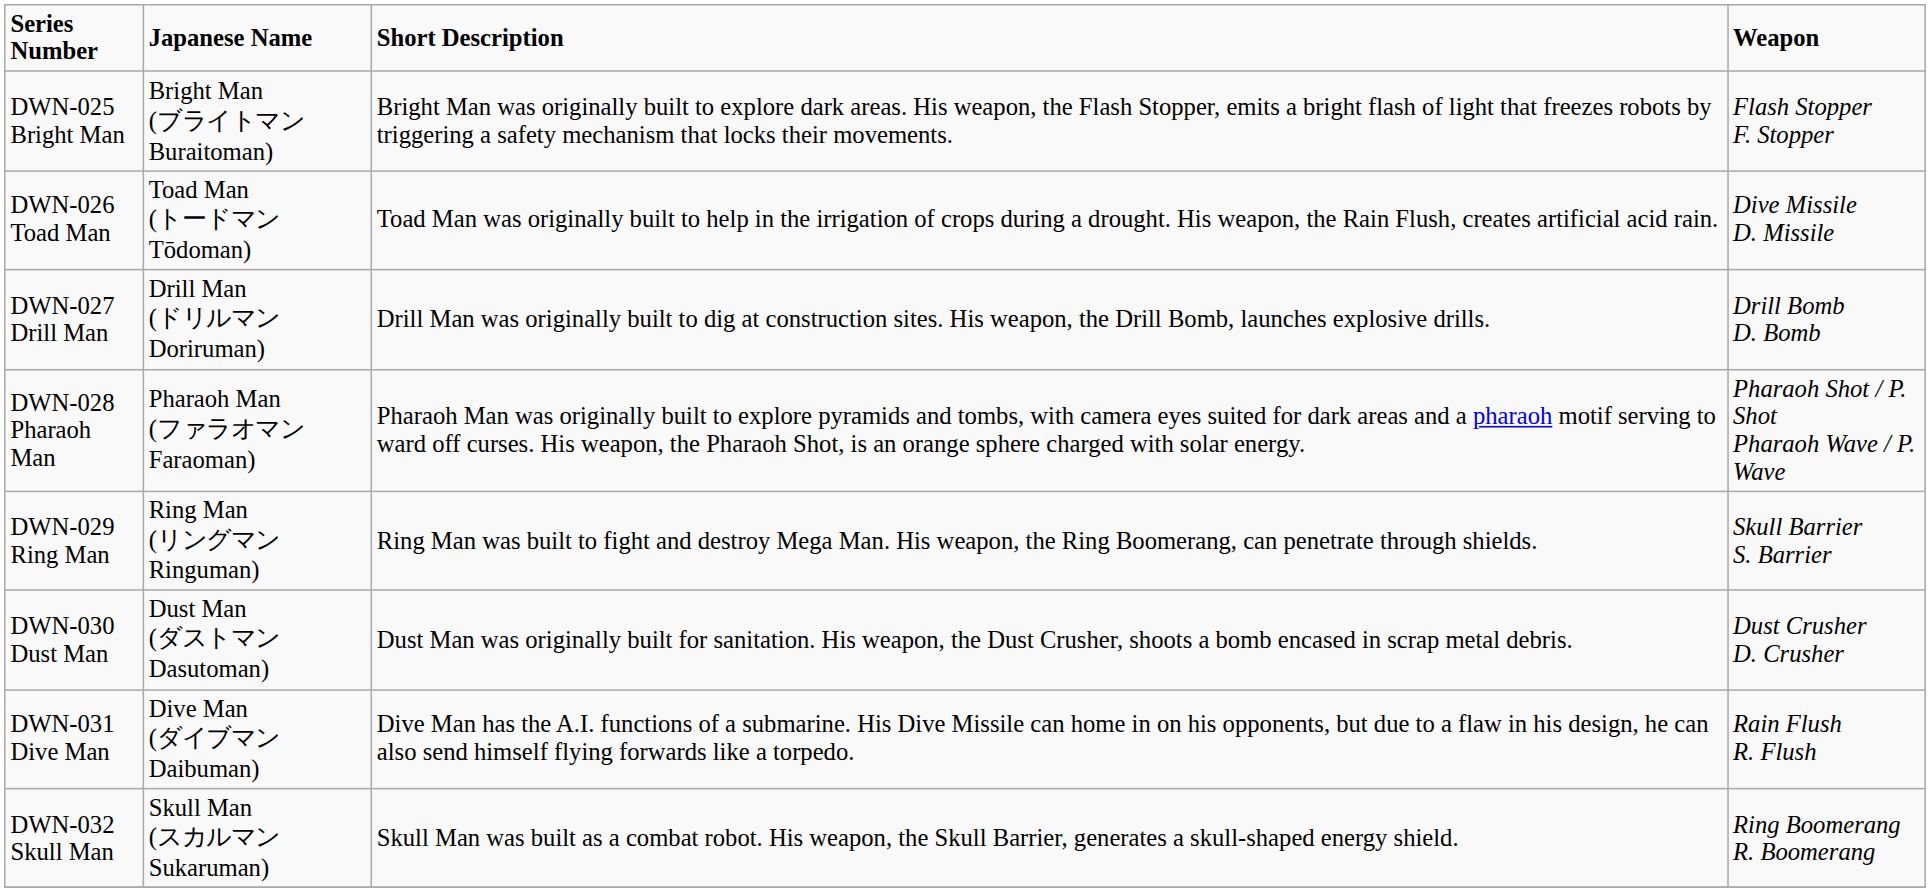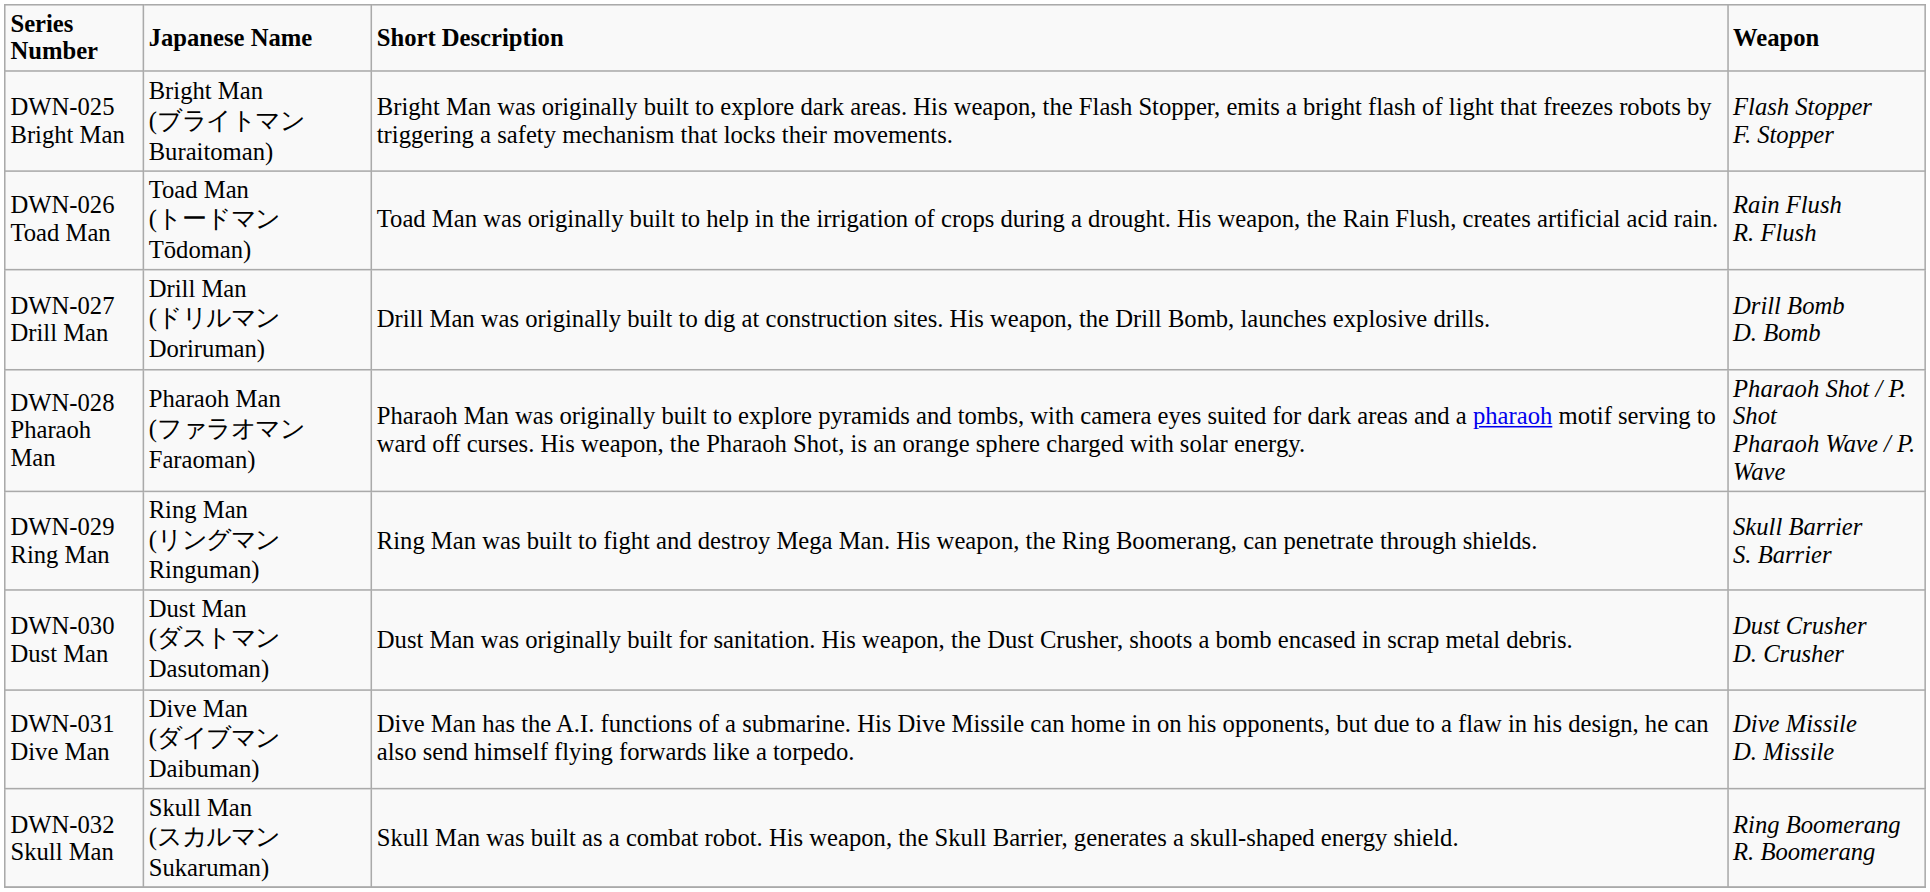(1795, 220) Dive Missile D. Missile -> (1787, 220) Rain Flush R. Flush
(1787, 738) Rain Flush R. Flush -> (1795, 738) Dive Missile D. Missile
